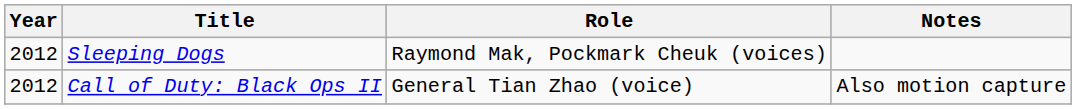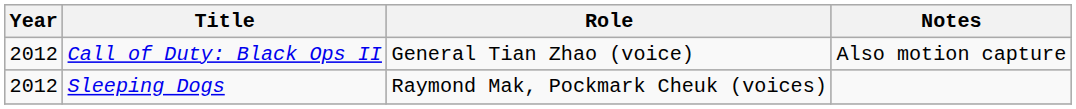rows swapped: (146, 54) <-> (225, 87)
